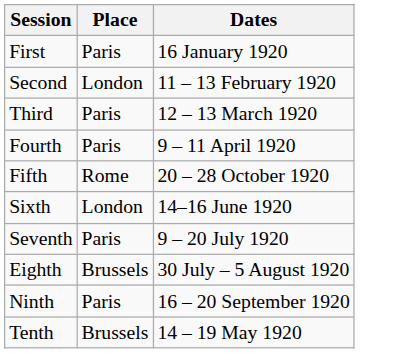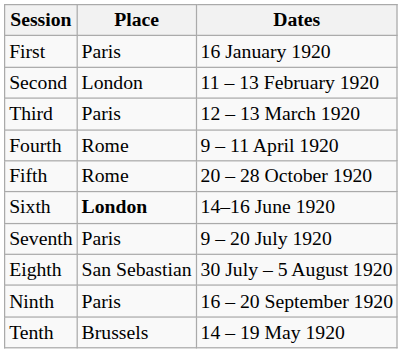(101, 144) Paris -> (105, 144) Rome
(112, 207) normal -> (114, 207) bold
(115, 269) Brussels -> (137, 269) San Sebastian
